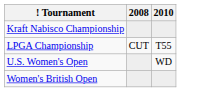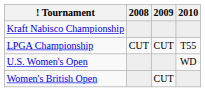+ column: (164, 12)
